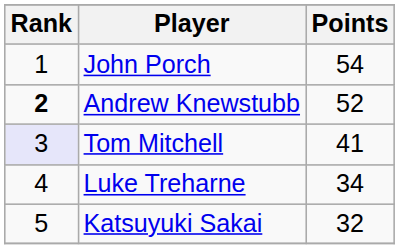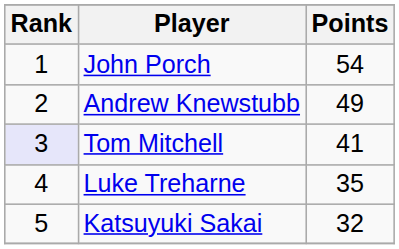(41, 104) bold -> (41, 104) normal
(350, 104) 52 -> (350, 104) 49
(350, 183) 34 -> (350, 183) 35
